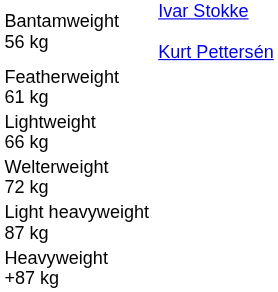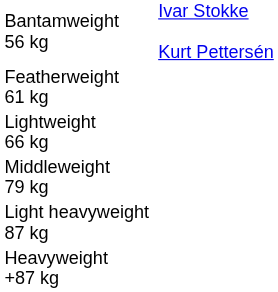- row: (56, 177)
+ row: (57, 177)
